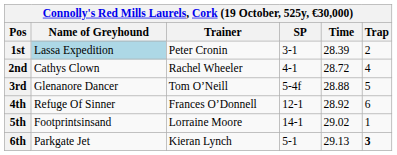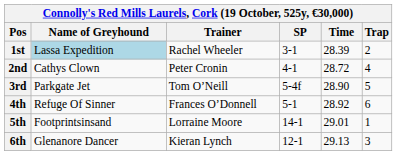(198, 50) Peter Cronin -> (206, 50) Rachel Wheeler
(206, 68) Rachel Wheeler -> (198, 68) Peter Cronin
(76, 86) Glenanore Dancer -> (62, 86) Parkgate Jet
(336, 86) 28.88 -> (336, 86) 28.90
(293, 104) 12-1 -> (290, 104) 5-1
(336, 123) 29.02 -> (336, 123) 29.01
(62, 141) Parkgate Jet -> (76, 141) Glenanore Dancer
(290, 141) 5-1 -> (293, 141) 12-1
(368, 141) bold -> (368, 141) normal
